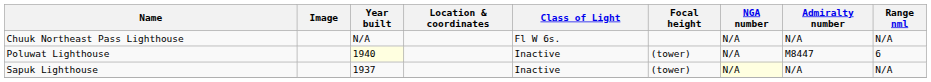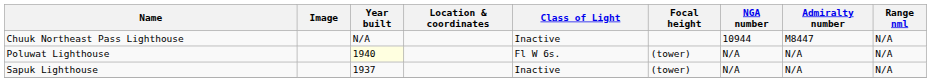(537, 39) Fl W 6s. -> (537, 39) Inactive
(731, 39) N/A -> (737, 39) 10944
(794, 39) N/A -> (799, 39) M8447
(537, 54) Inactive -> (537, 54) Fl W 6s.
(799, 54) M8447 -> (794, 54) N/A
(878, 54) 6 -> (884, 54) N/A
(731, 69) lightyellow background -> (731, 69) no background
